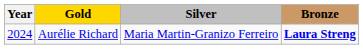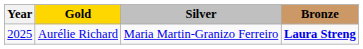(20, 34) 2024 -> (20, 34) 2025
